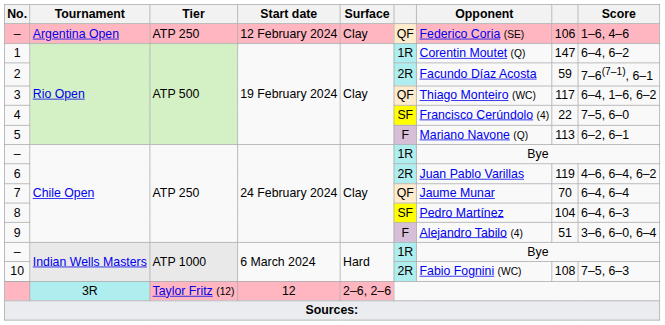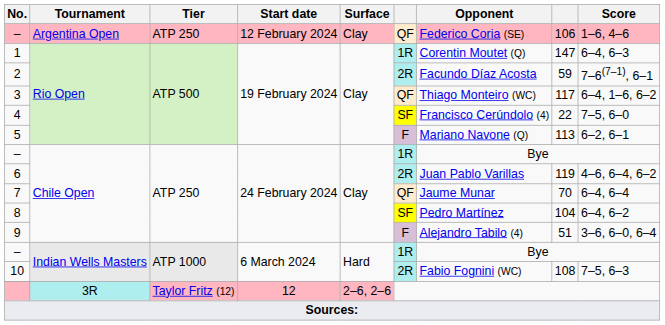(605, 53) 6–4, 6–2 -> (605, 53) 6–4, 6–3
(605, 212) 6–4, 6–3 -> (605, 212) 6–4, 6–2
